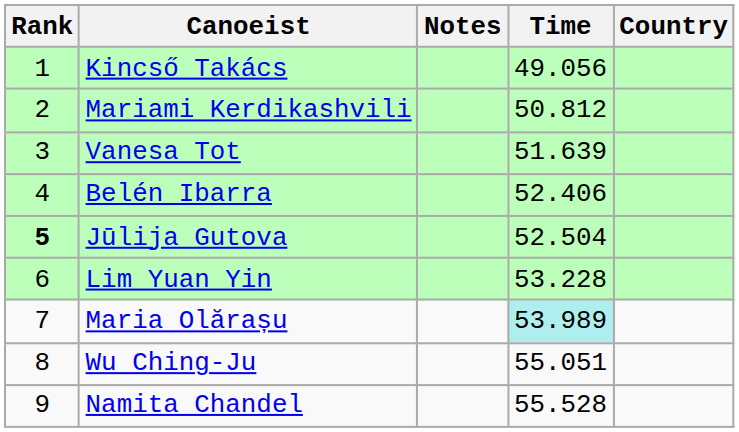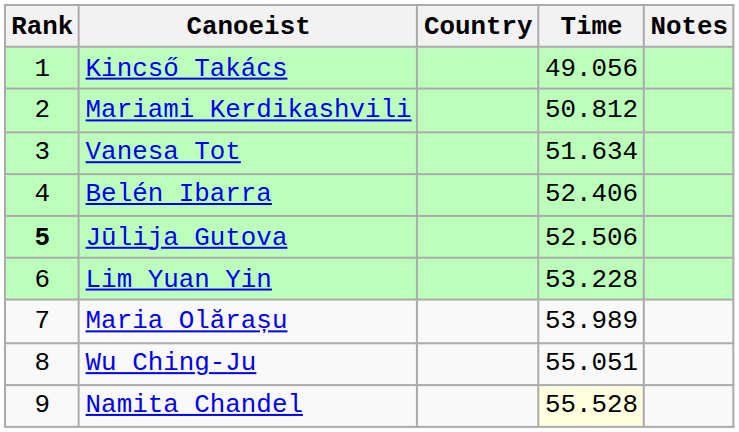columns swapped: (674, 26) <-> (463, 26)
(560, 153) 51.639 -> (591, 153) 51.634
(560, 237) 52.504 -> (591, 237) 52.506
(560, 321) paleturquoise background -> (591, 321) no background
(560, 406) no background -> (591, 406) lightyellow background
